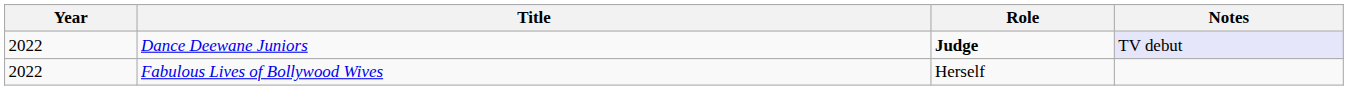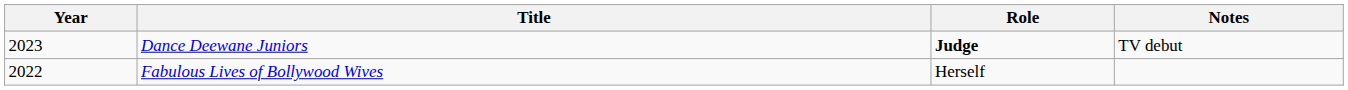(25, 44) 2022 -> (25, 44) 2023
(1150, 44) lavender background -> (1150, 44) no background
